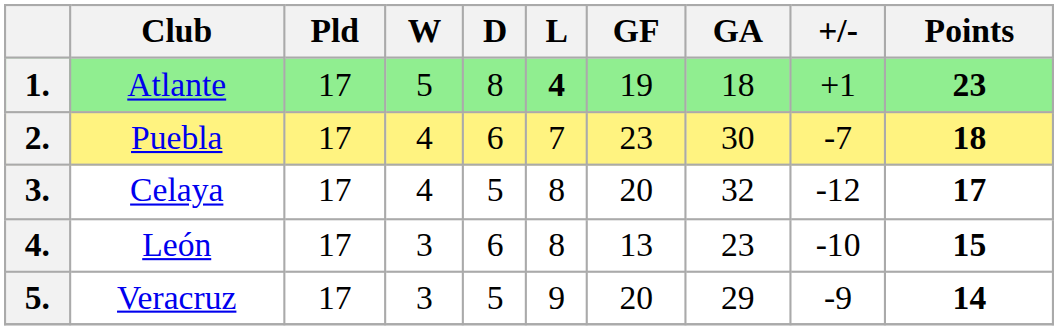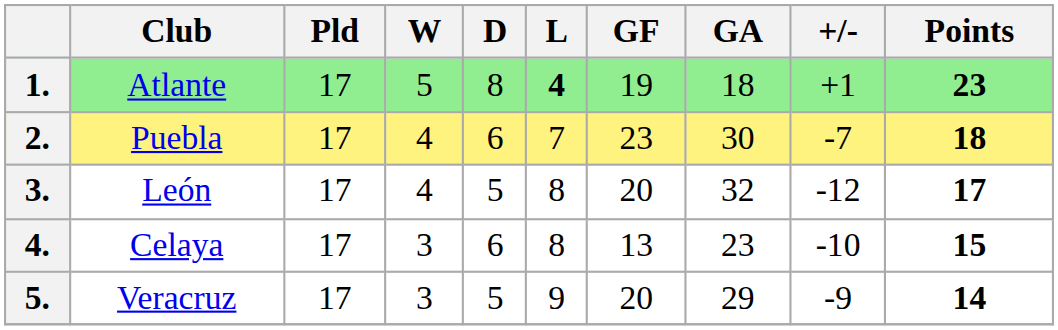(177, 191) Celaya -> (177, 191) León
(177, 244) León -> (177, 244) Celaya
